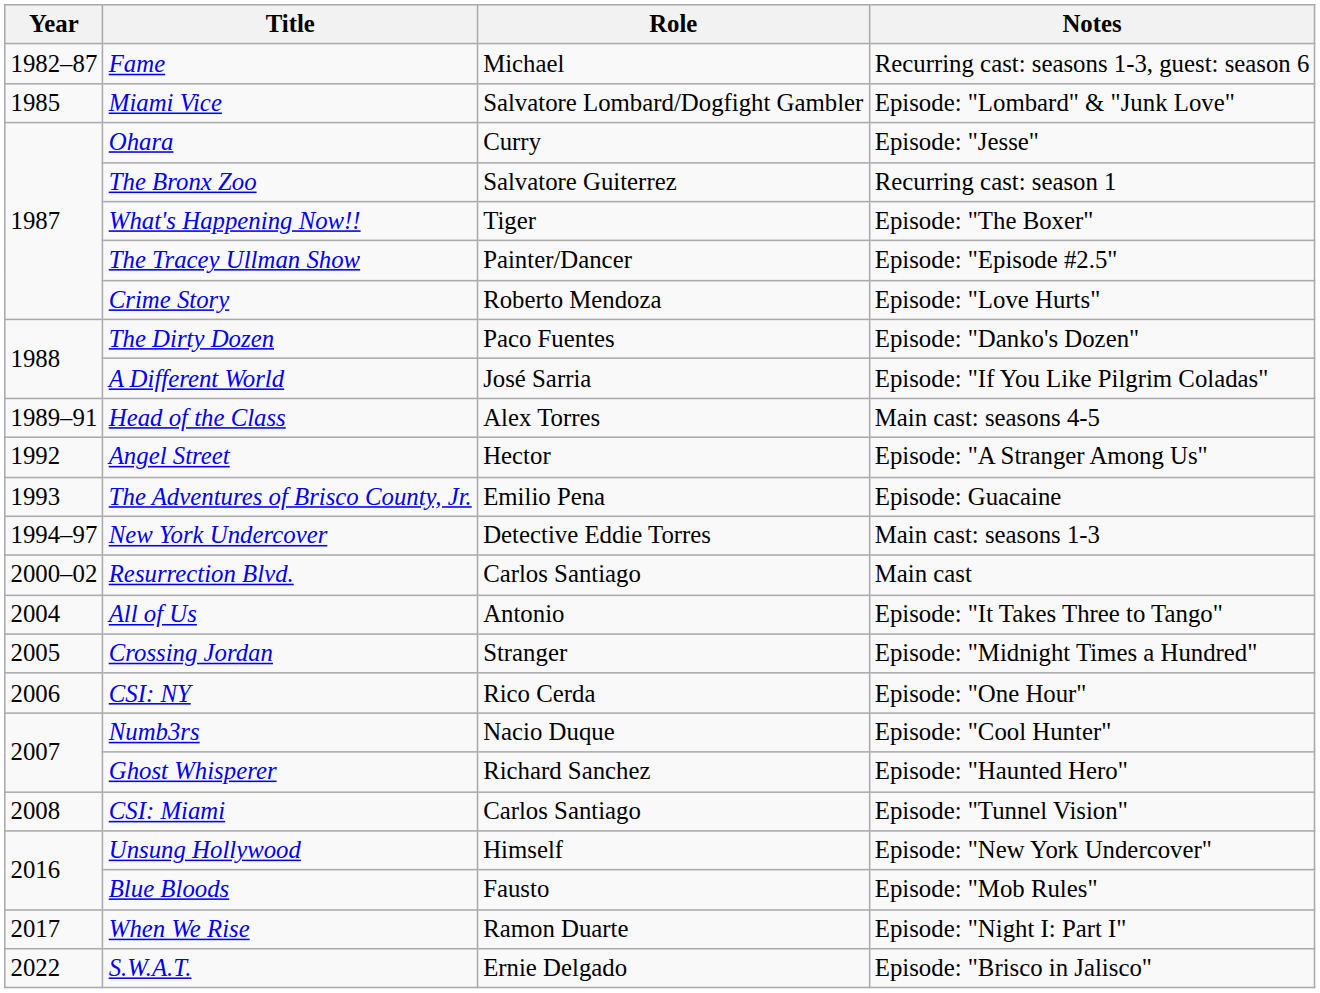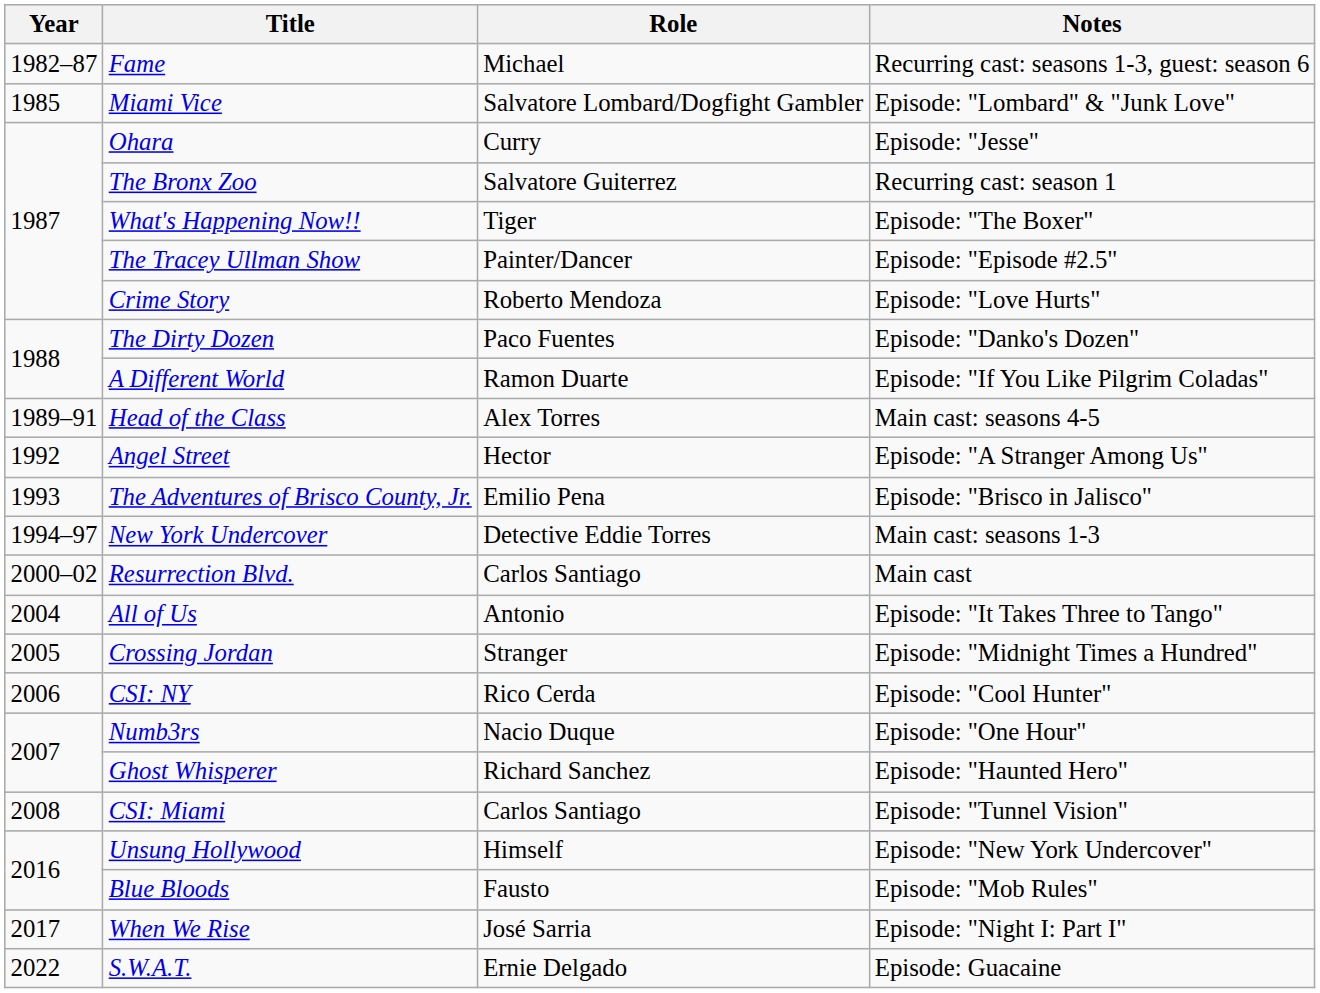(537, 378) José Sarria -> (556, 378) Ramon Duarte
(968, 496) Episode: Guacaine -> (1013, 496) Episode: "Brisco in Jalisco"
(981, 692) Episode: "One Hour" -> (993, 692) Episode: "Cool Hunter"
(993, 732) Episode: "Cool Hunter" -> (981, 732) Episode: "One Hour"
(556, 928) Ramon Duarte -> (537, 928) José Sarria
(1013, 968) Episode: "Brisco in Jalisco" -> (968, 968) Episode: Guacaine
